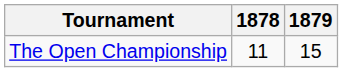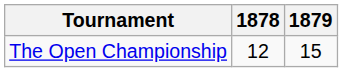(258, 51) 11 -> (258, 51) 12
